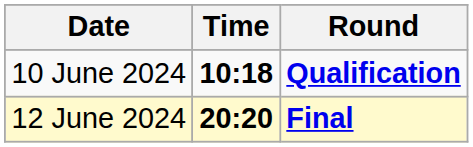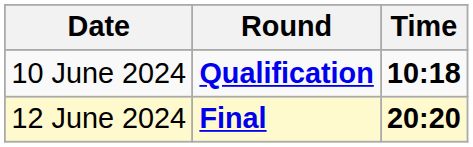columns swapped: (236, 27) <-> (374, 27)
